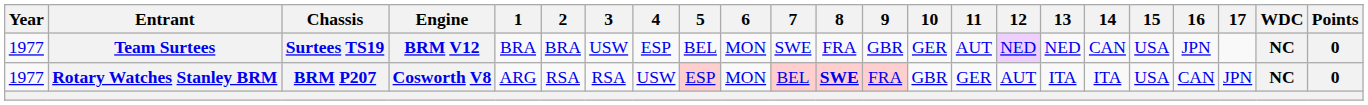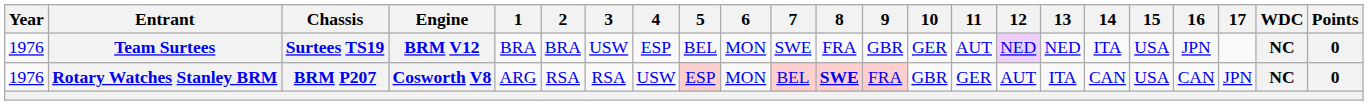(26, 47) 1977 -> (26, 47) 1976
(1107, 47) CAN -> (1107, 47) ITA
(26, 76) 1977 -> (26, 76) 1976
(1107, 76) ITA -> (1107, 76) CAN
